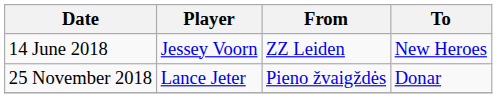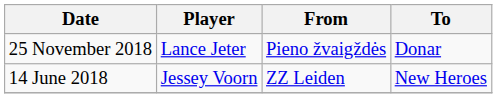rows swapped: (58, 48) <-> (81, 78)
